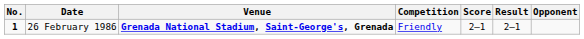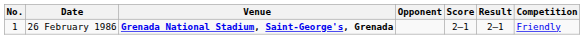columns swapped: (555, 12) <-> (428, 12)
(15, 27) bold -> (15, 27) normal
